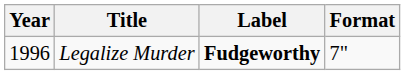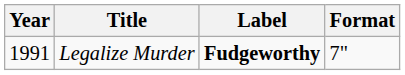(30, 52) 1996 -> (30, 52) 1991
